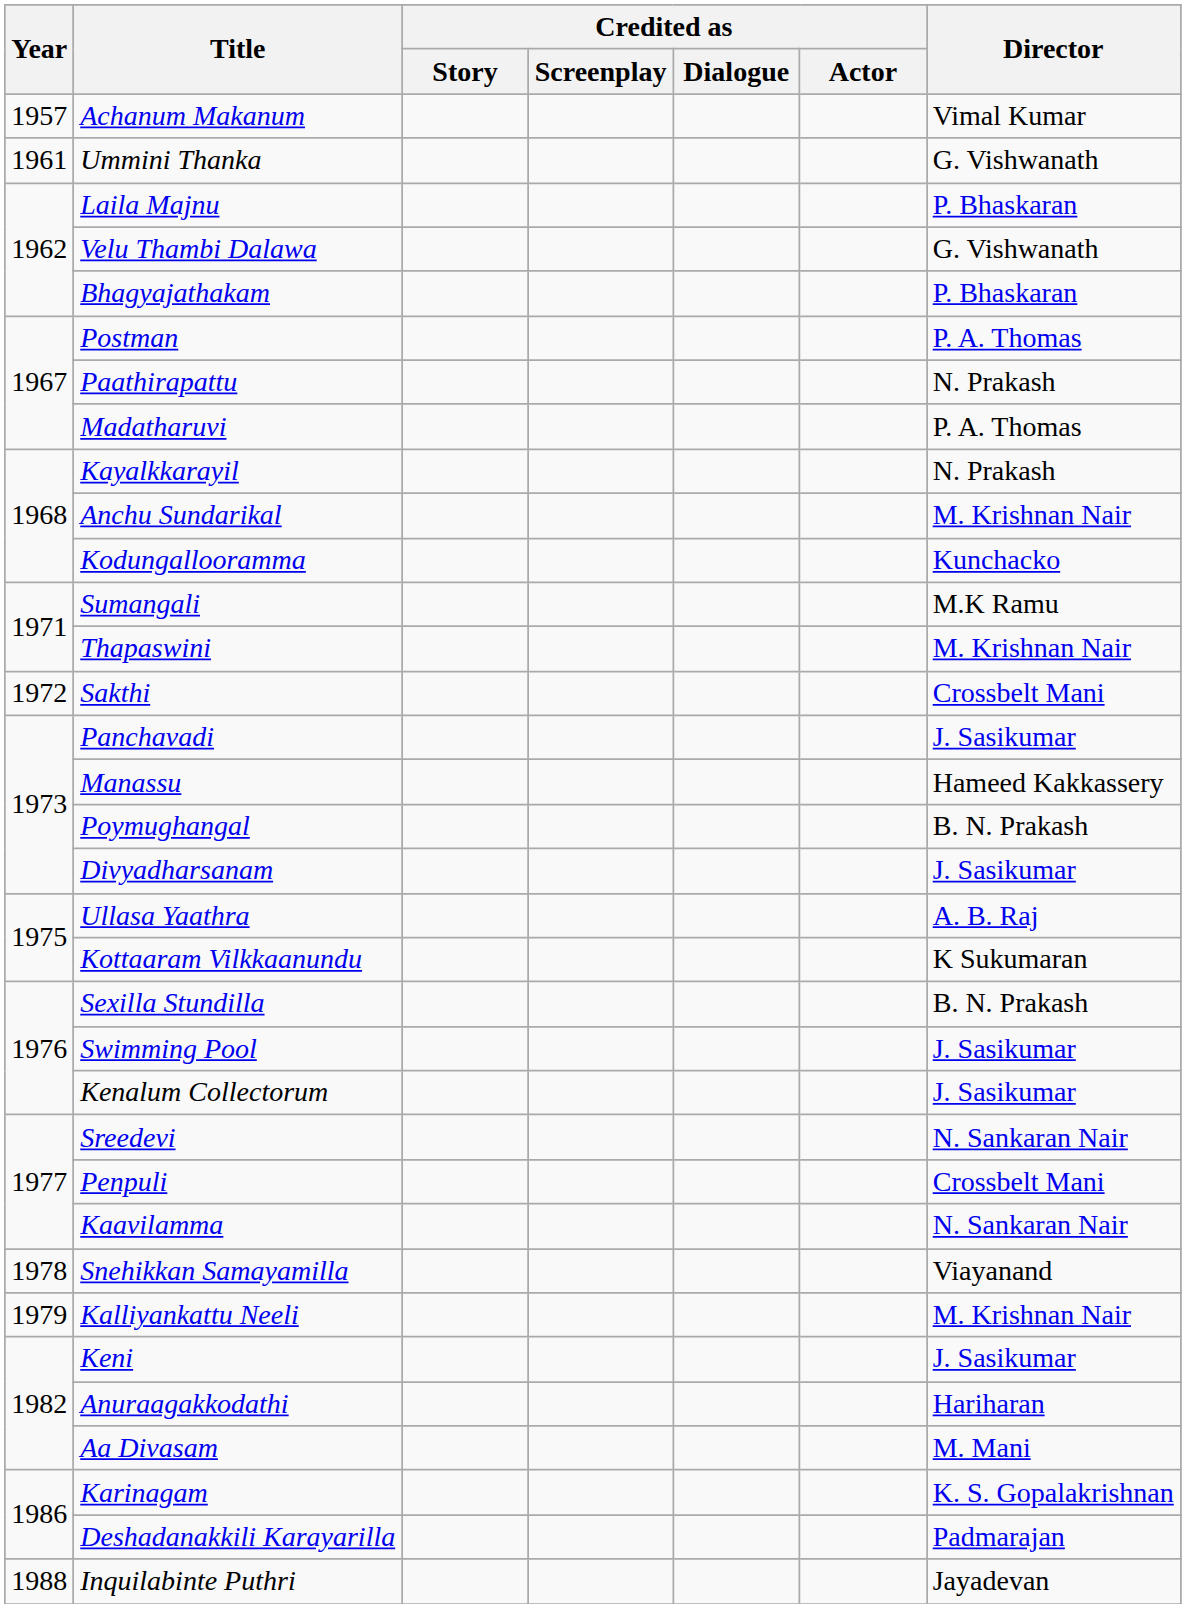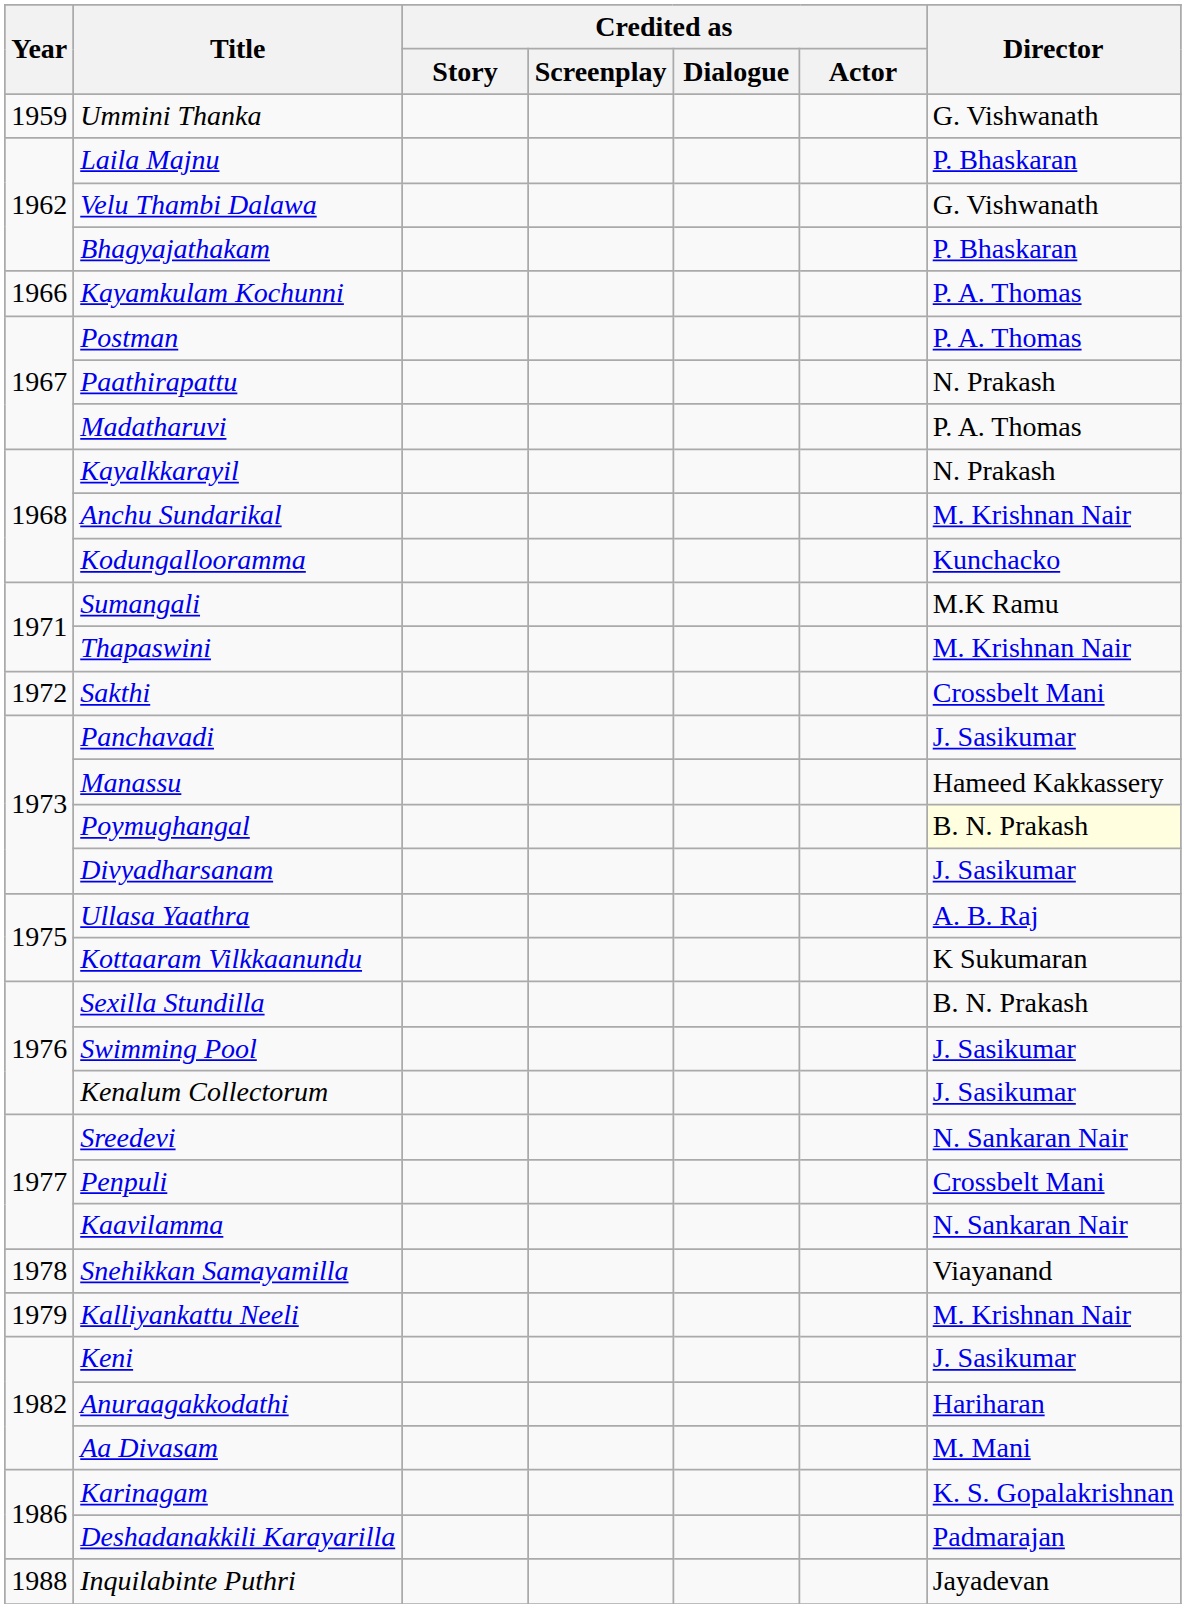- row: (193, 115)
(39, 159) 1961 -> (39, 115) 1959
+ row: (212, 293)
(1010, 826) no background -> (1010, 826) lightyellow background
